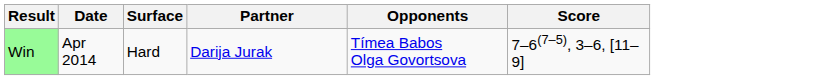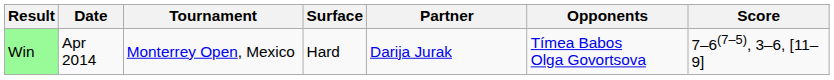+ column: (213, 16)
